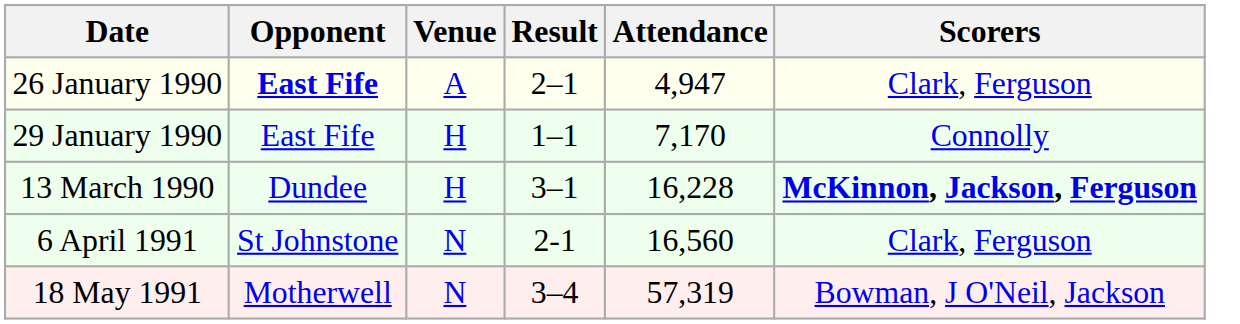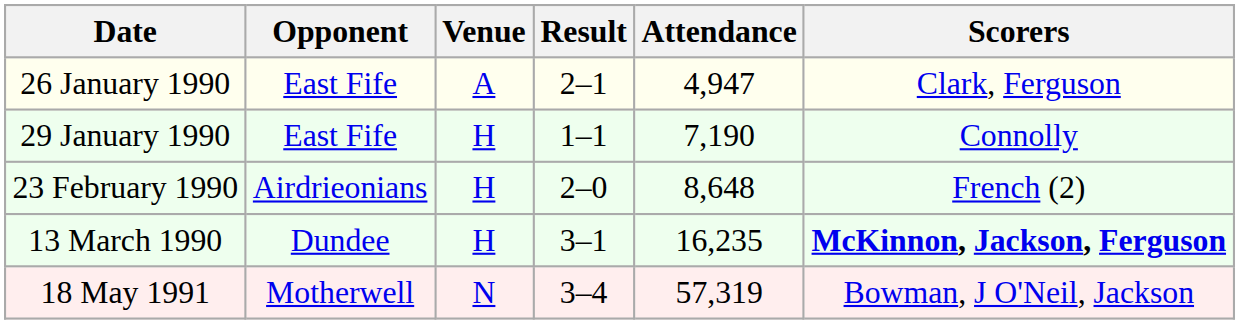(318, 83) bold -> (340, 83) normal
(690, 135) 7,170 -> (719, 135) 7,190
+ row: (125, 188)
(690, 188) 16,228 -> (719, 240) 16,235
- row: (117, 240)
